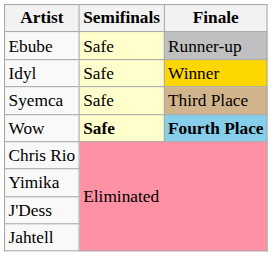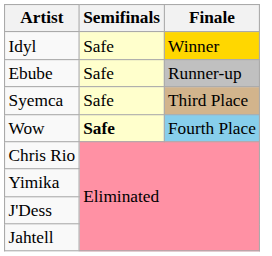rows swapped: (22, 73) <-> (31, 45)
(216, 127) bold -> (212, 127) normal
